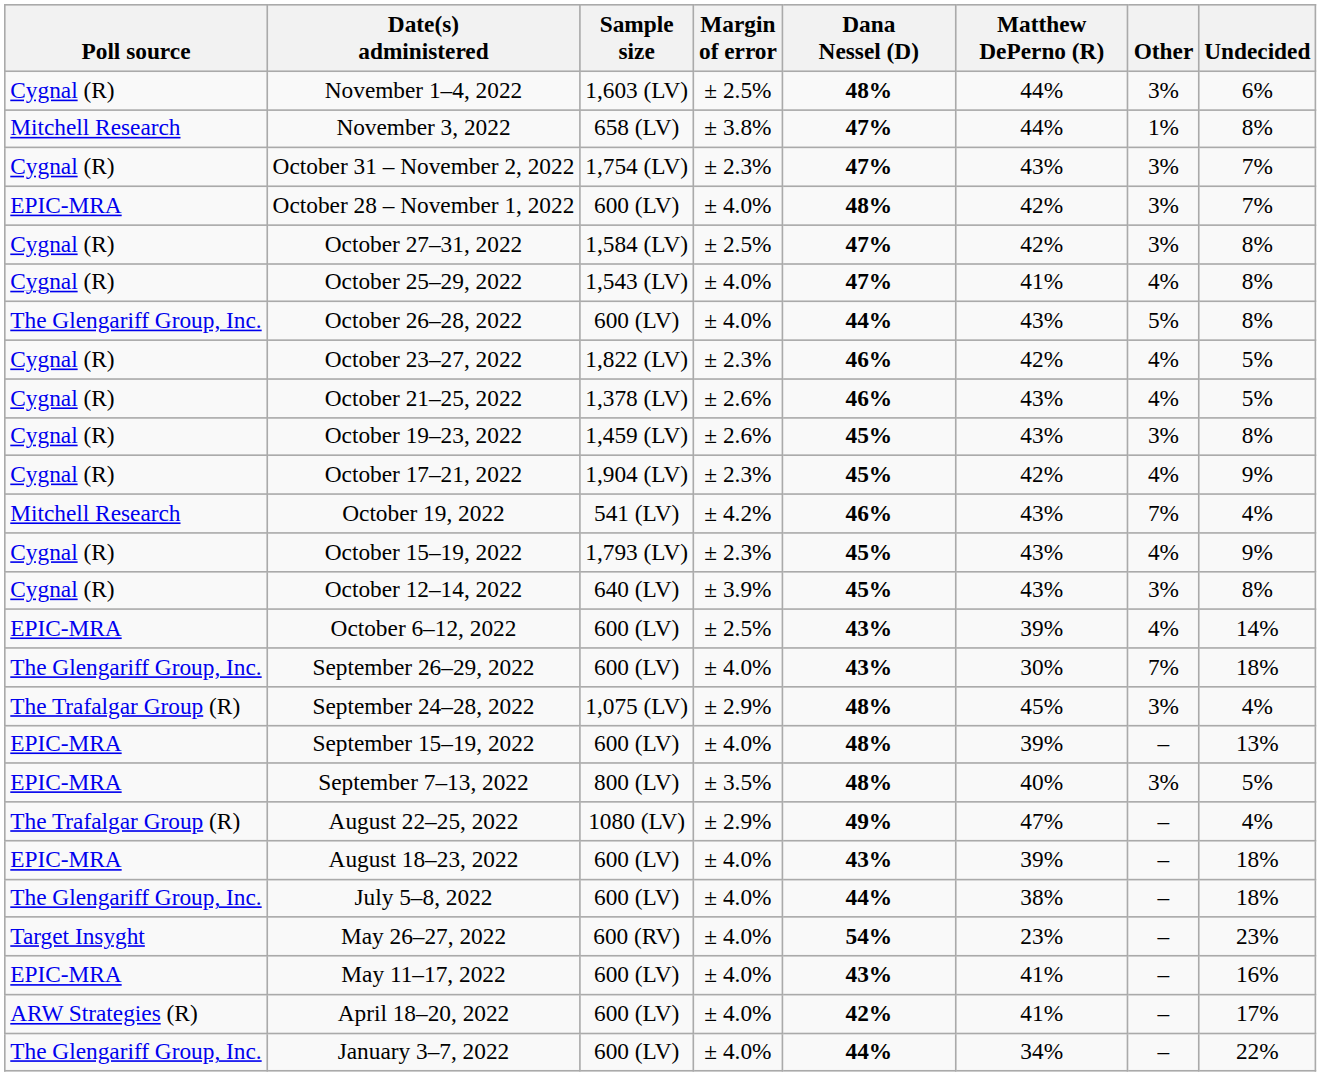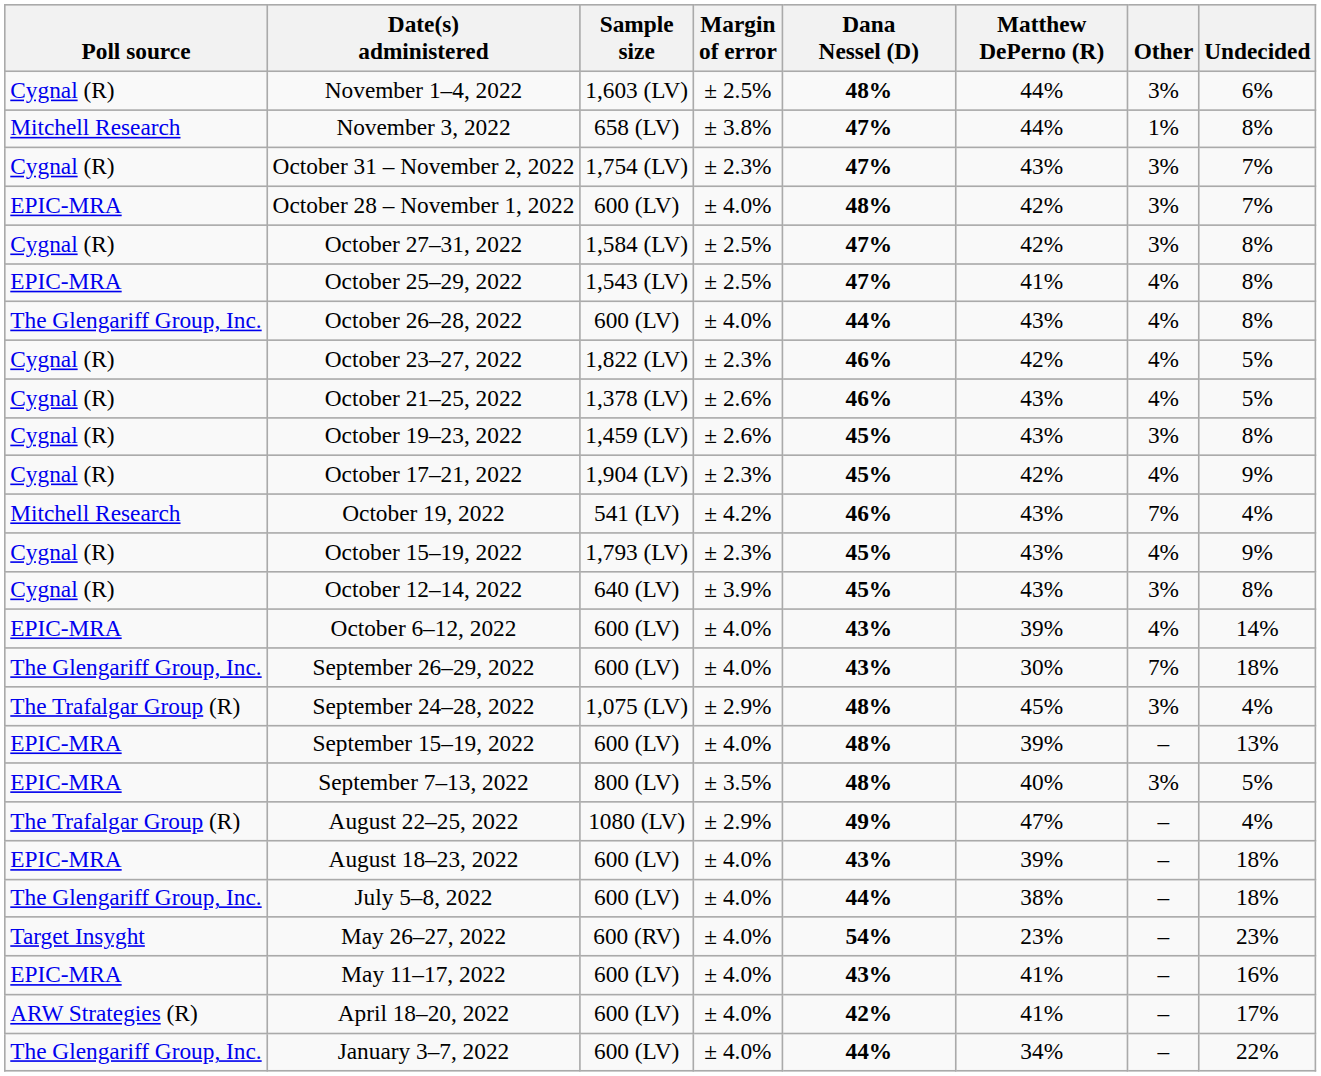(62, 282) Cygnal (R) -> (66, 282) EPIC-MRA
(738, 282) ± 4.0% -> (738, 282) ± 2.5%
(1163, 320) 5% -> (1163, 320) 4%
(738, 628) ± 2.5% -> (738, 628) ± 4.0%
